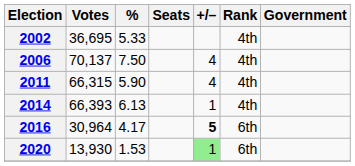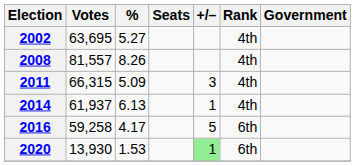(90, 37) 36,695 -> (90, 37) 63,695
(132, 37) 5.33 -> (132, 37) 5.27
- row: (35, 60)
+ row: (35, 60)
(132, 82) 5.90 -> (132, 82) 5.09
(213, 82) 4 -> (213, 82) 3
(90, 104) 66,393 -> (90, 104) 61,937
(90, 127) 30,964 -> (90, 127) 59,258
(213, 127) bold -> (213, 127) normal
